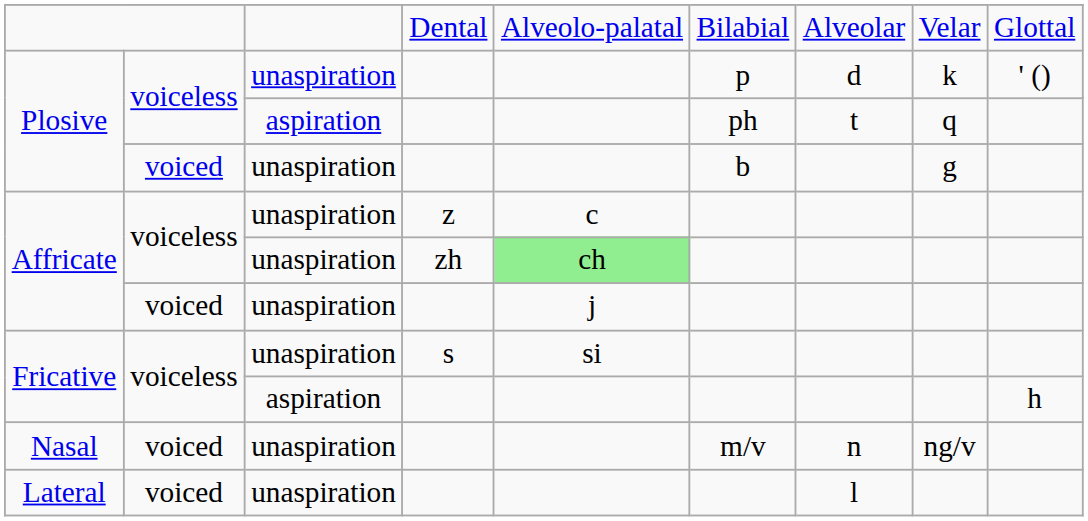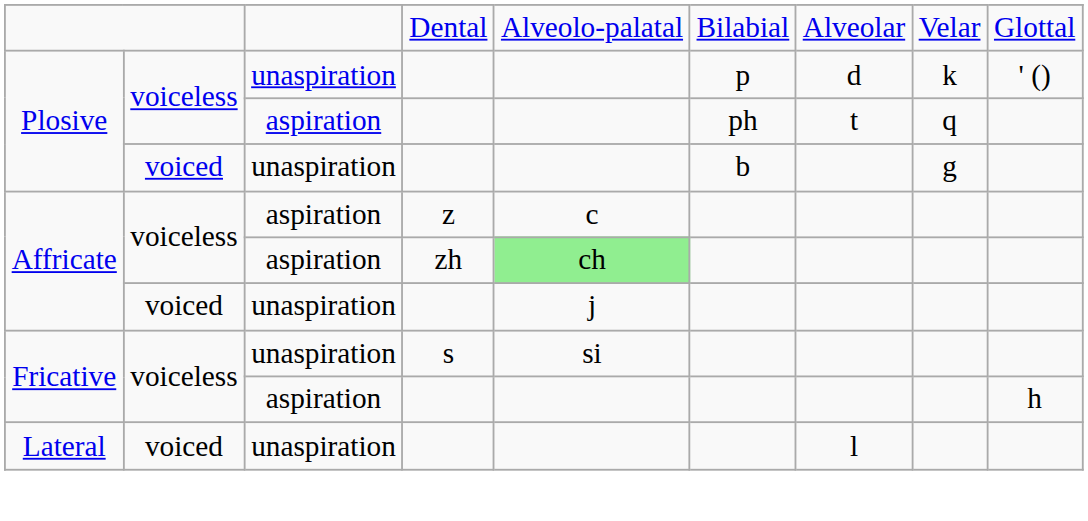(324, 213) unaspiration -> (324, 213) aspiration
(324, 259) unaspiration -> (324, 259) aspiration
- row: (64, 445)
